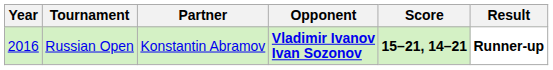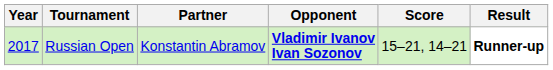(23, 46) 2016 -> (23, 46) 2017
(424, 46) bold -> (424, 46) normal
